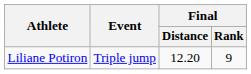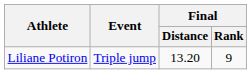(185, 58) 12.20 -> (185, 58) 13.20
